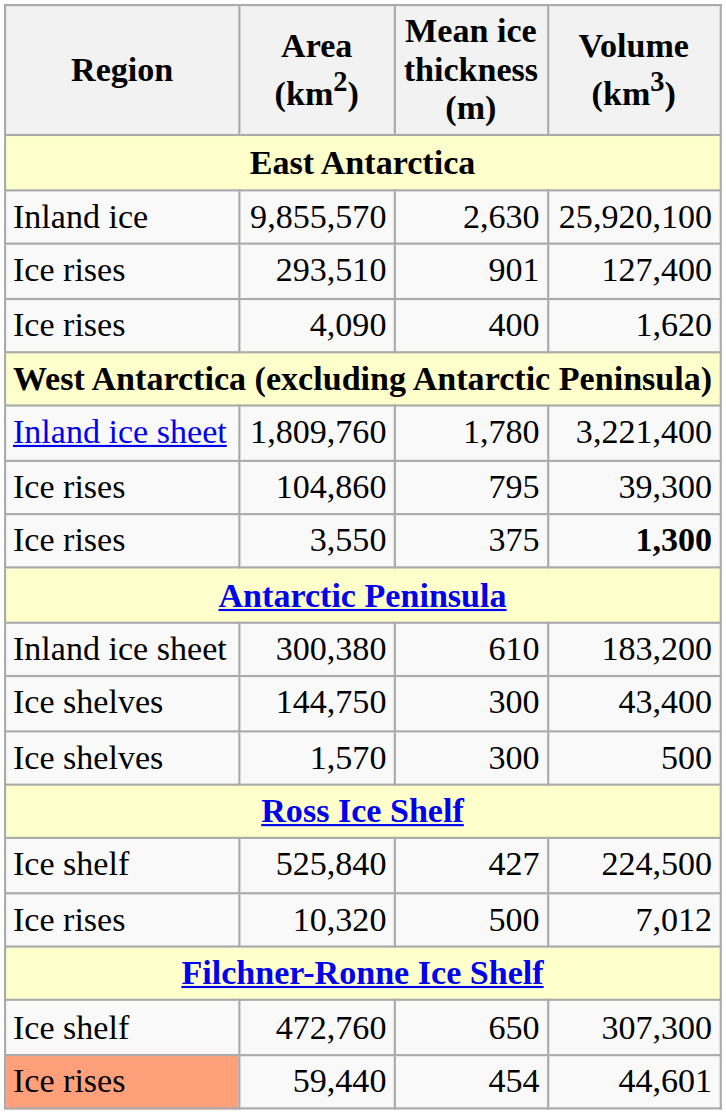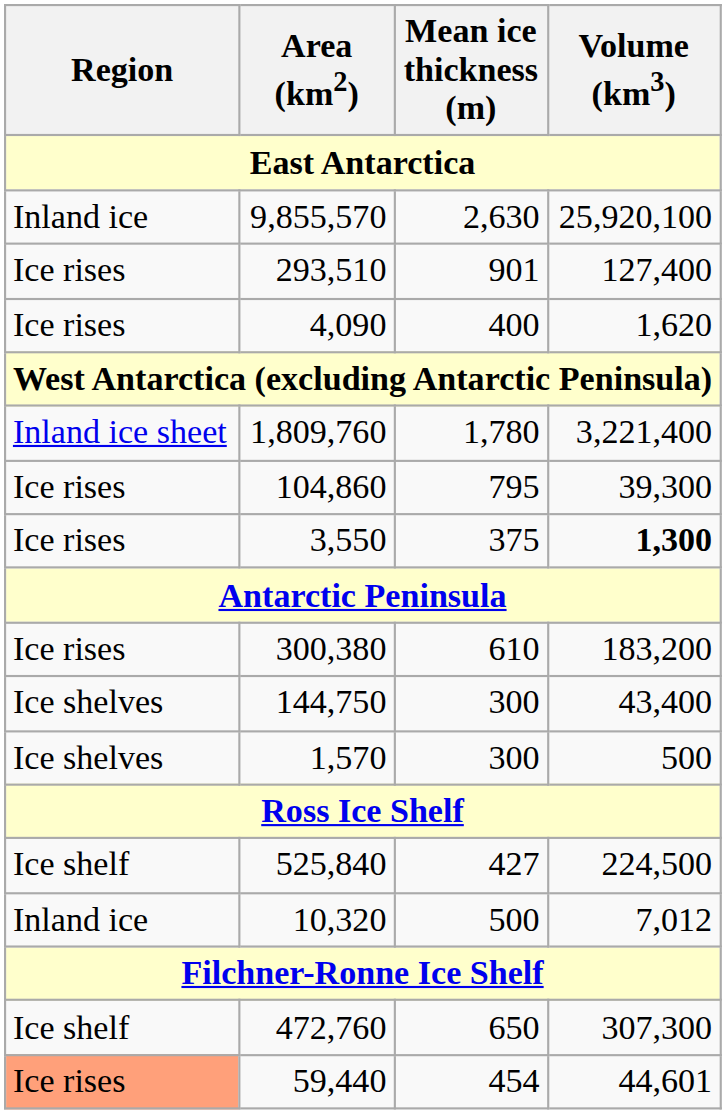(120, 648) Inland ice sheet -> (69, 648) Ice rises
(69, 918) Ice rises -> (81, 918) Inland ice
